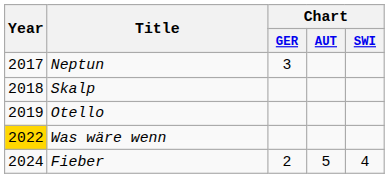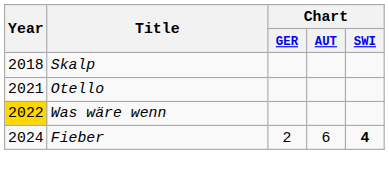- row: (77, 65)
(26, 113) 2019 -> (26, 89) 2021
(326, 162) 5 -> (326, 137) 6
(365, 162) normal -> (365, 137) bold
